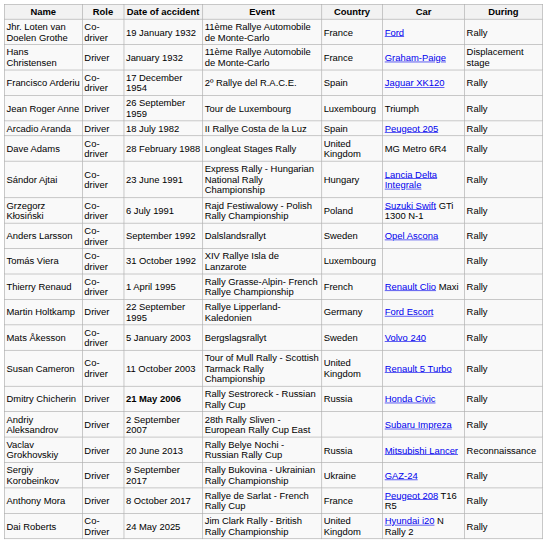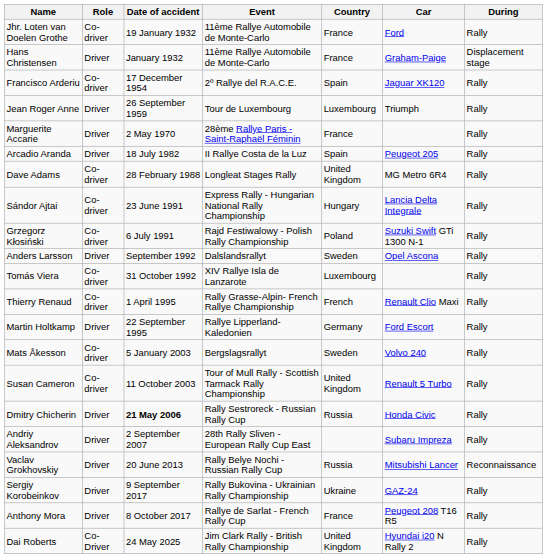+ row: (29, 134)
(96, 236) Co-driver -> (97, 256) Driver
